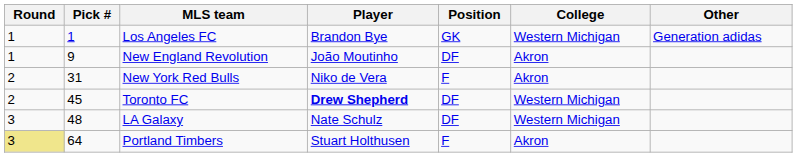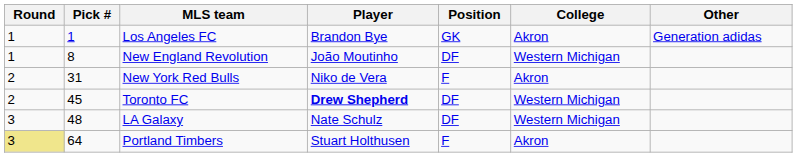(567, 36) Western Michigan -> (531, 36) Akron
(71, 57) 9 -> (71, 57) 8
(531, 57) Akron -> (567, 57) Western Michigan
